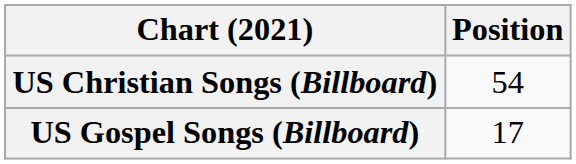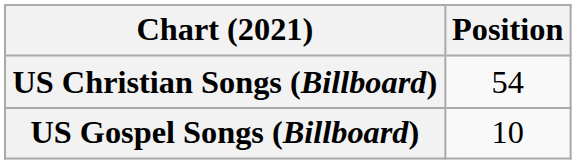(508, 132) 17 -> (508, 132) 10
